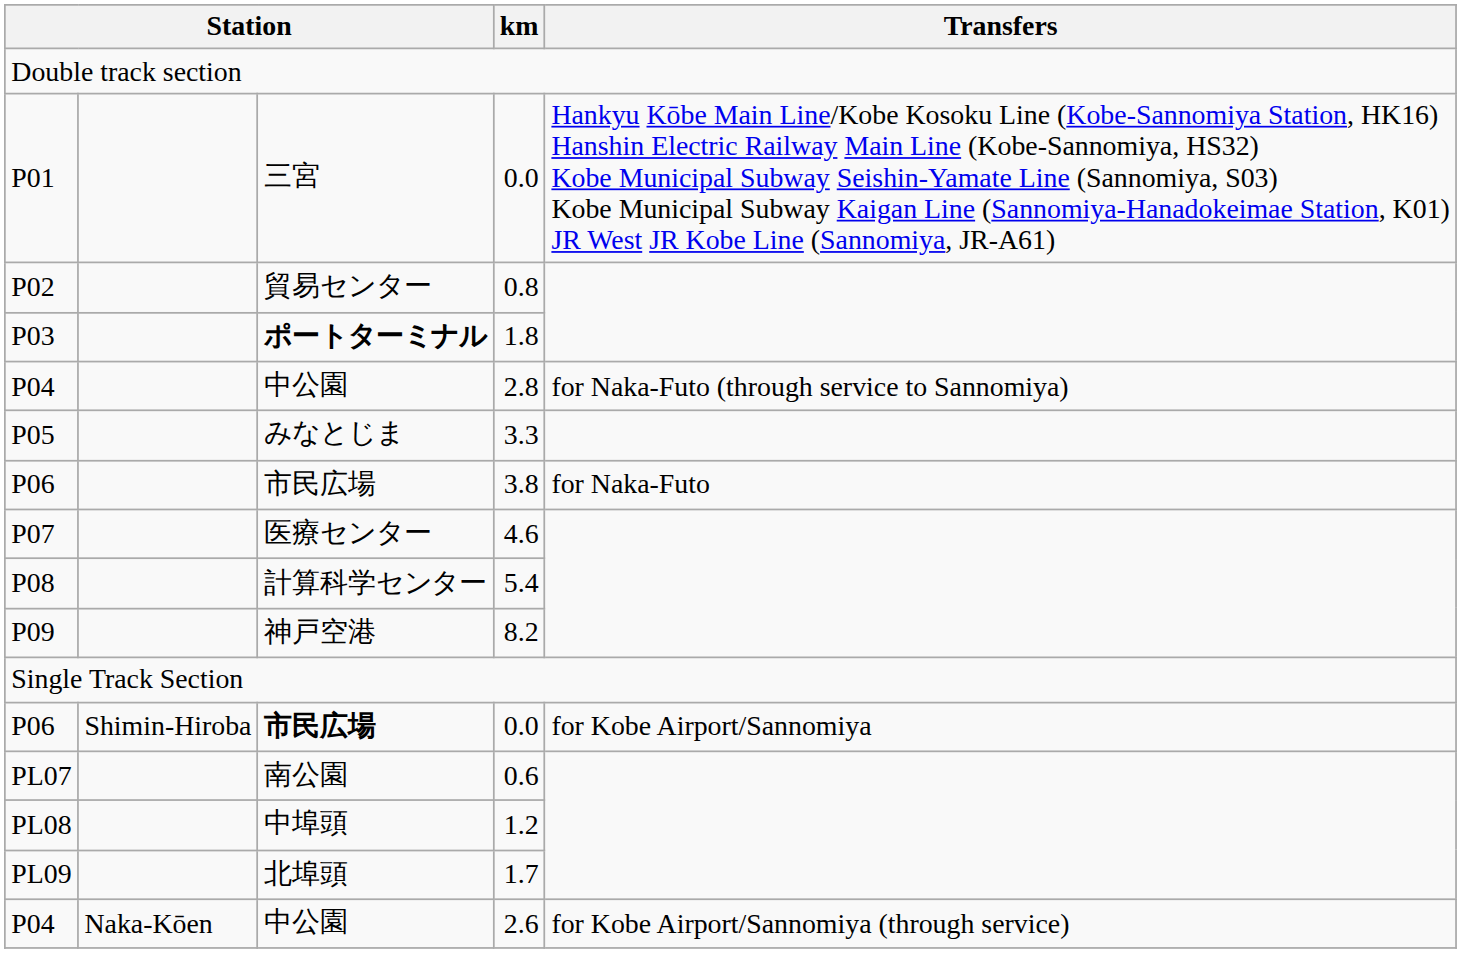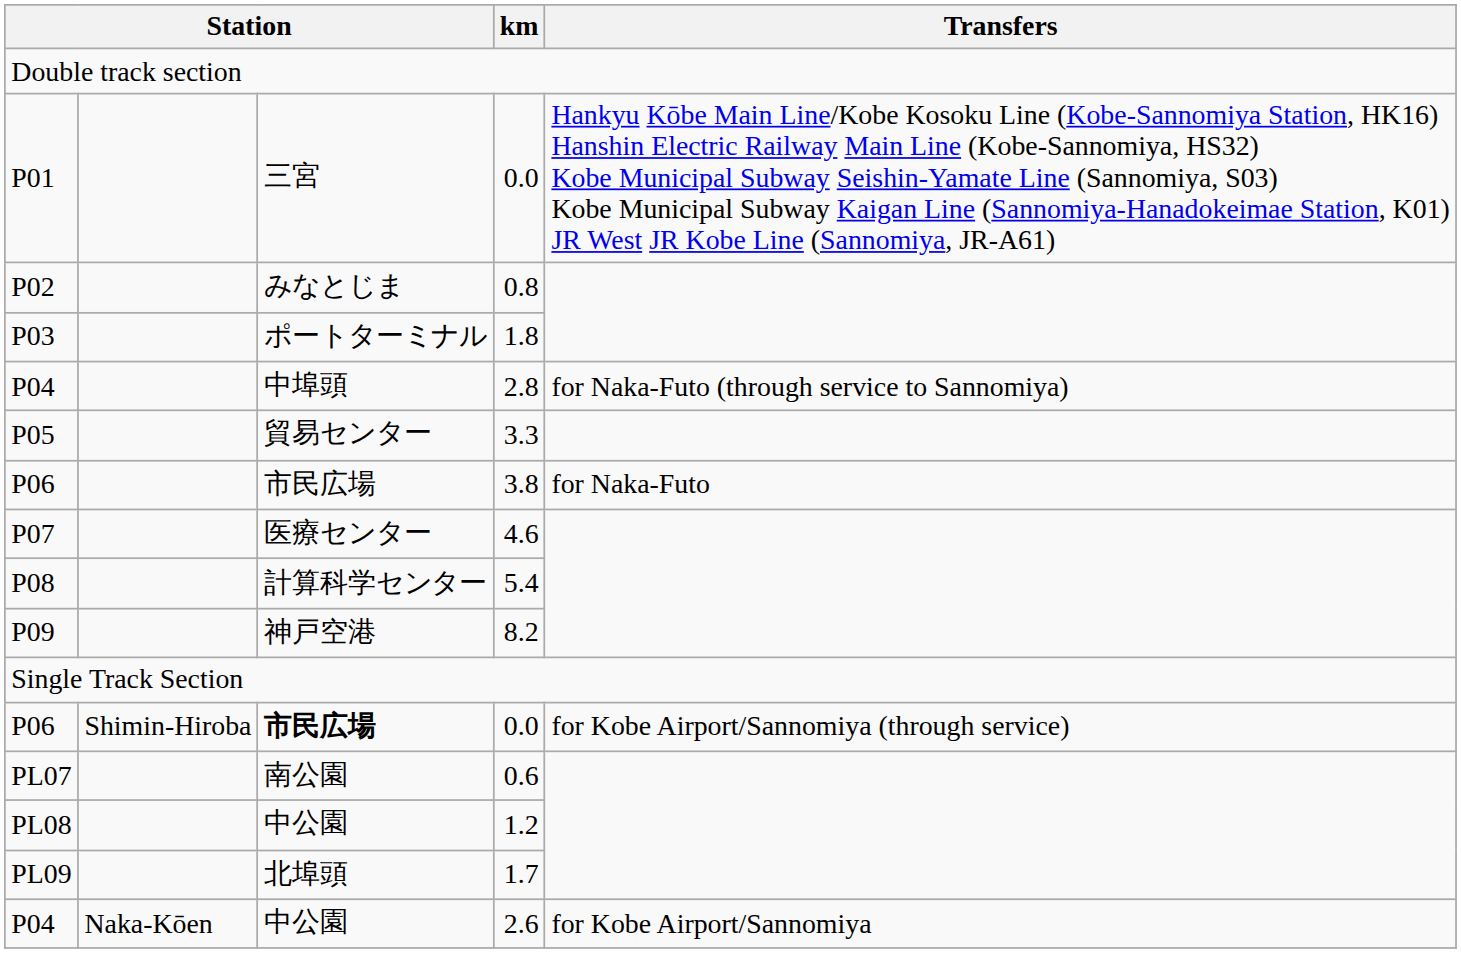(348, 286) 貿易センター -> (334, 286) みなとじま
(376, 335) bold -> (376, 335) normal
(306, 384) 中公園 -> (306, 384) 中埠頭
(334, 434) みなとじま -> (348, 434) 貿易センター
(711, 726) for Kobe Airport/Sannomiya -> (810, 726) for Kobe Airport/Sannomiya (through service)
(306, 823) 中埠頭 -> (306, 823) 中公園
(810, 923) for Kobe Airport/Sannomiya (through service) -> (711, 923) for Kobe Airport/Sannomiya
